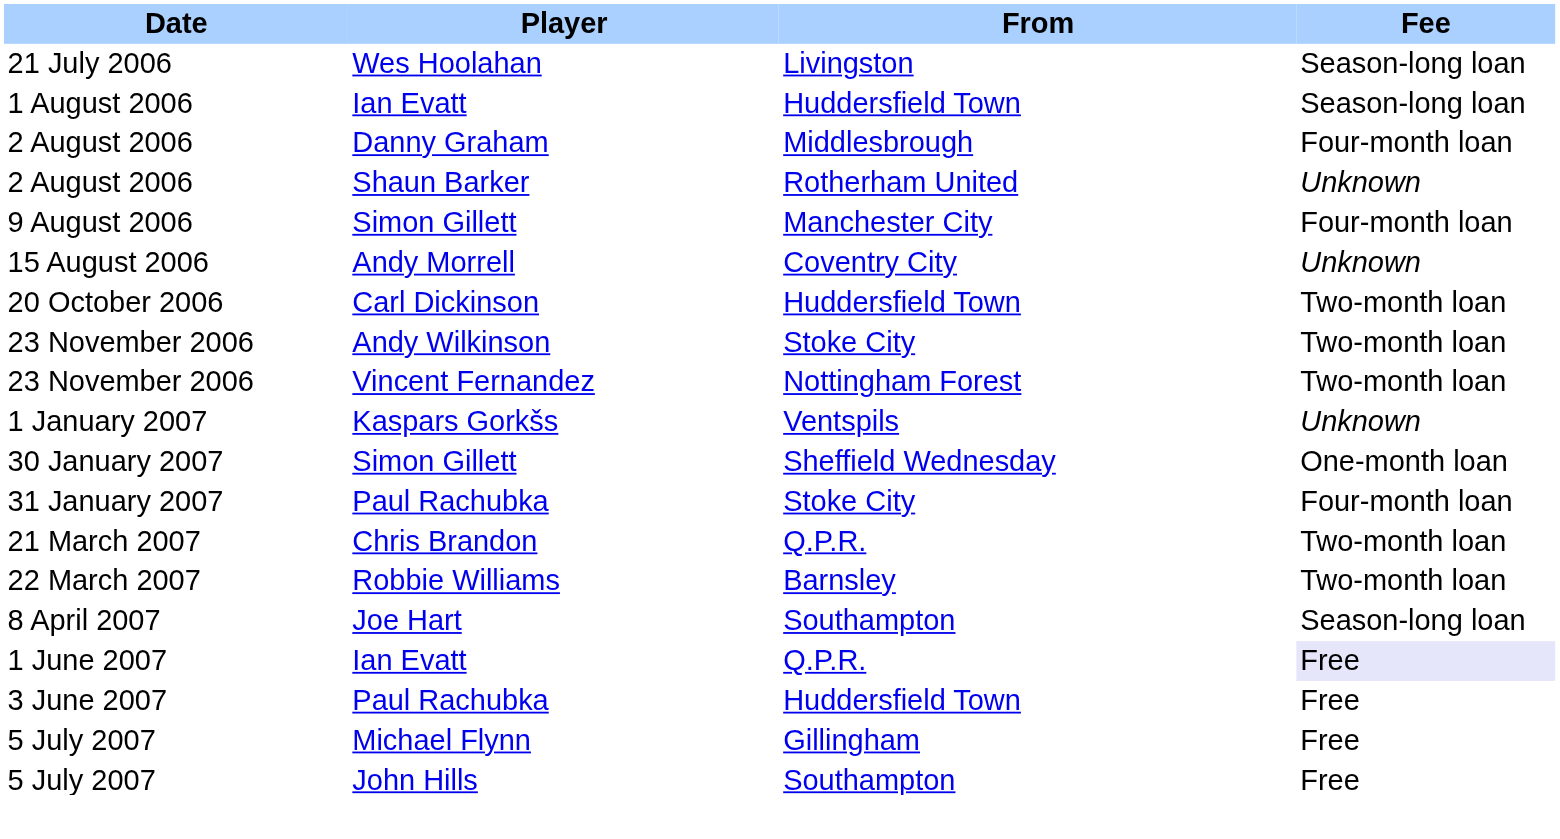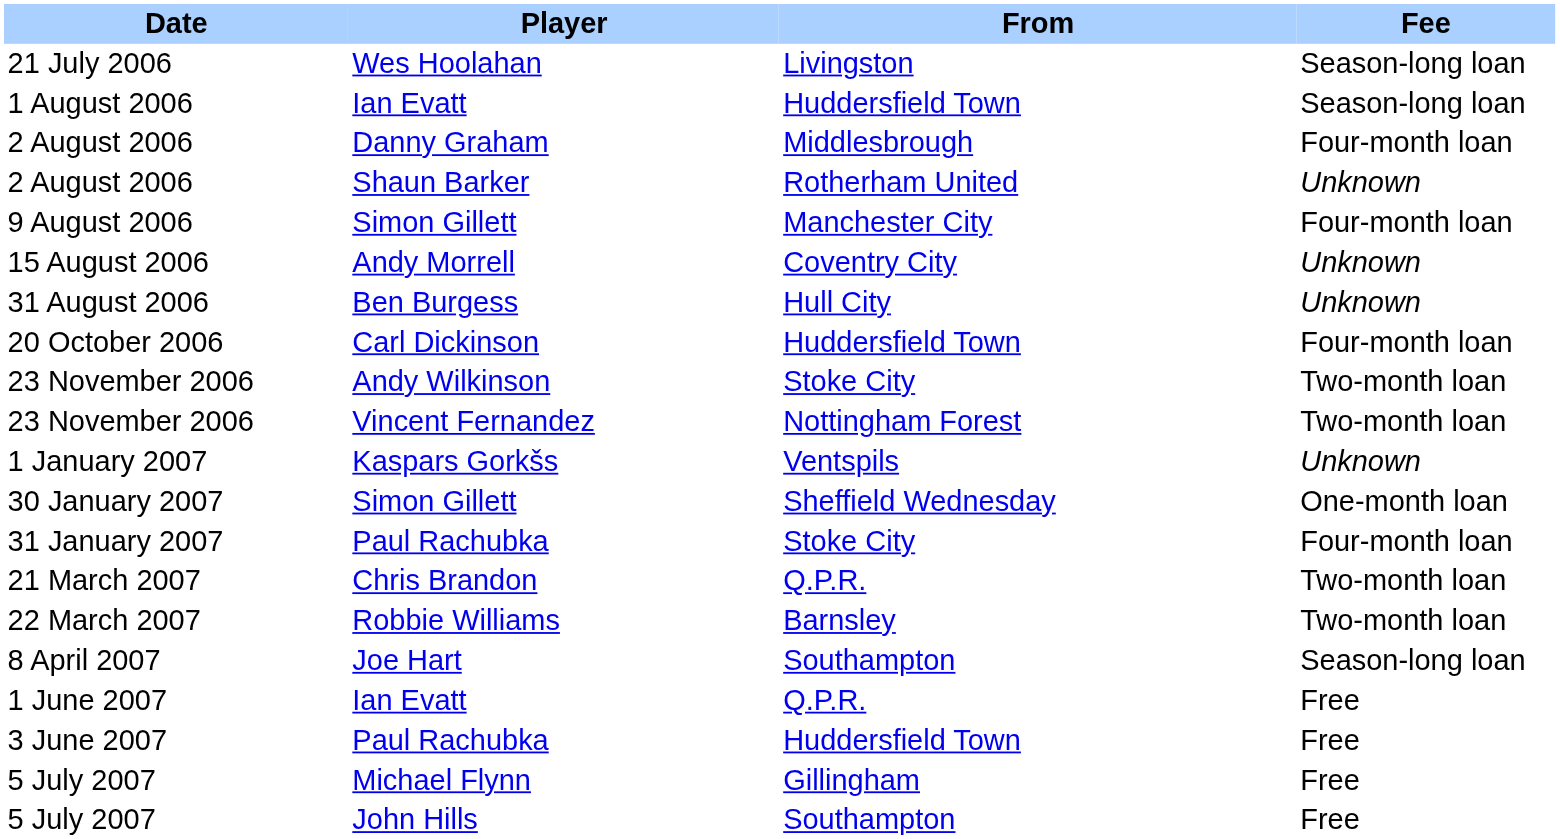+ row: (108, 302)
(1403, 302) Two-month loan -> (1406, 342) Four-month loan
(1330, 660) lavender background -> (1330, 700) no background
